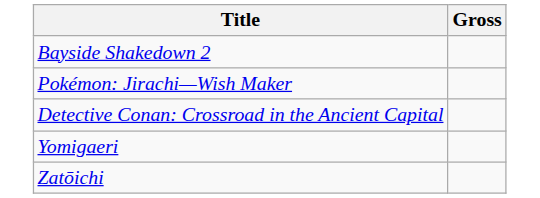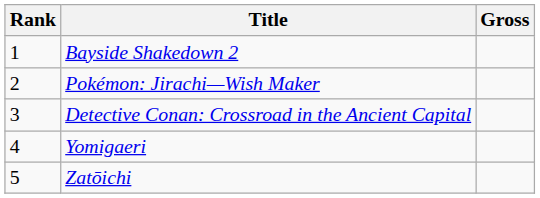+ column: (33, 20)
